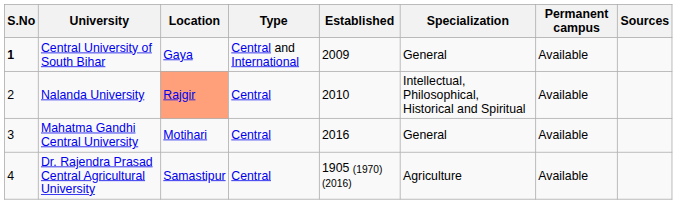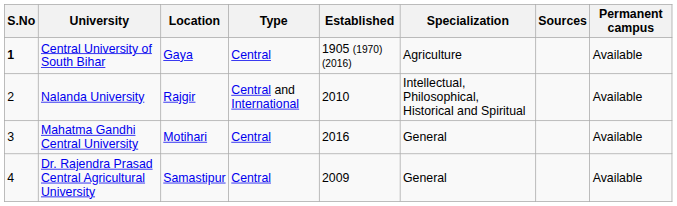columns swapped: (577, 21) <-> (645, 21)
(265, 54) Central and International -> (251, 55) Central
(336, 54) 2009 -> (352, 56) 1905 (1970) (2016)
(425, 54) General -> (432, 55) Agriculture
(179, 94) lightsalmon background -> (179, 97) no background
(251, 94) Central -> (265, 97) Central and International
(352, 176) 1905 (1970) (2016) -> (336, 177) 2009
(432, 175) Agriculture -> (425, 177) General
